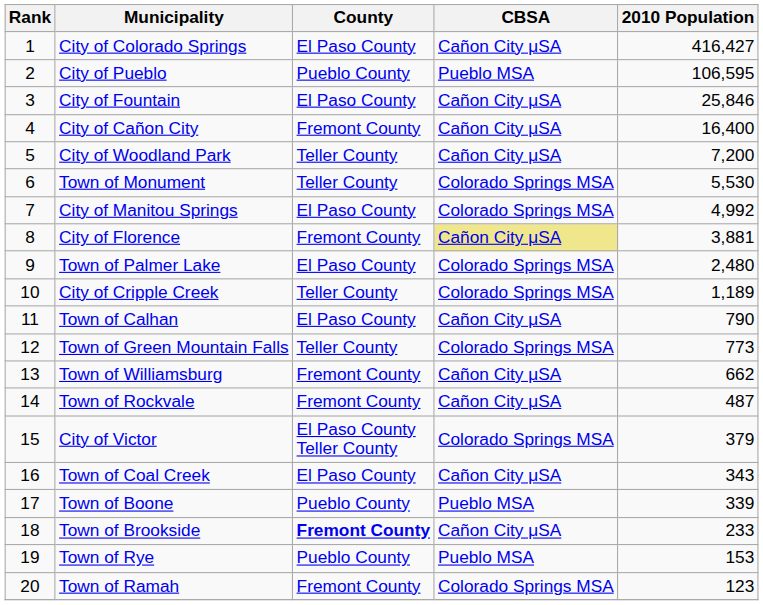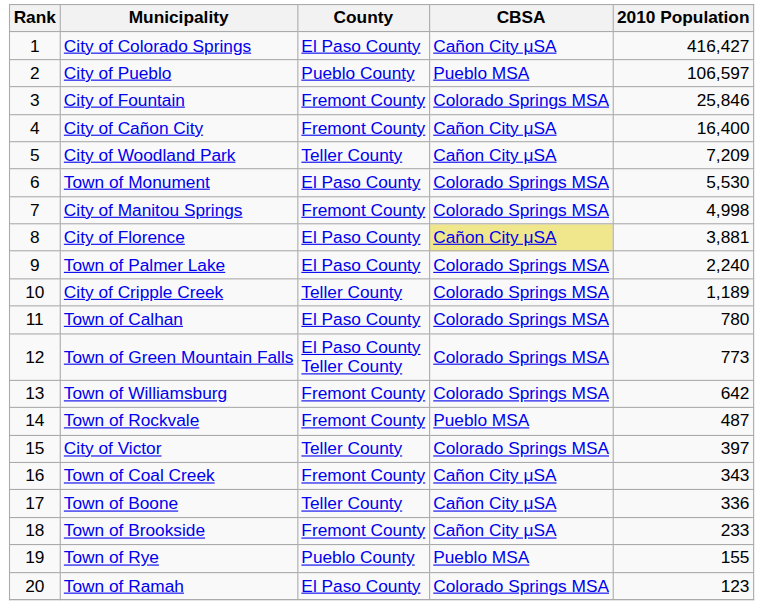(723, 73) 106,595 -> (718, 73) 106,597
(356, 100) El Paso County -> (363, 100) Fremont County
(500, 100) Cañon City μSA -> (521, 100) Colorado Springs MSA
(733, 155) 7,200 -> (728, 155) 7,209
(347, 182) Teller County -> (361, 182) El Paso County
(356, 210) El Paso County -> (363, 210) Fremont County
(733, 210) 4,992 -> (728, 210) 4,998
(359, 237) Fremont County -> (361, 237) El Paso County
(733, 264) 2,480 -> (728, 264) 2,240
(500, 319) Cañon City μSA -> (521, 319) Colorado Springs MSA
(740, 319) 790 -> (735, 319) 780
(347, 347) Teller County -> (361, 356) El Paso County Teller County
(500, 374) Cañon City μSA -> (521, 393) Colorado Springs MSA
(740, 374) 662 -> (735, 393) 642
(500, 401) Cañon City μSA -> (481, 421) Pueblo MSA
(356, 438) El Paso County Teller County -> (352, 448) Teller County
(740, 438) 379 -> (735, 448) 397
(356, 476) El Paso County -> (363, 476) Fremont County
(353, 503) Pueblo County -> (352, 503) Teller County
(486, 503) Pueblo MSA -> (495, 503) Cañon City μSA
(740, 503) 339 -> (735, 503) 336
(363, 530) bold -> (363, 530) normal
(740, 558) 153 -> (735, 558) 155
(359, 585) Fremont County -> (361, 585) El Paso County
